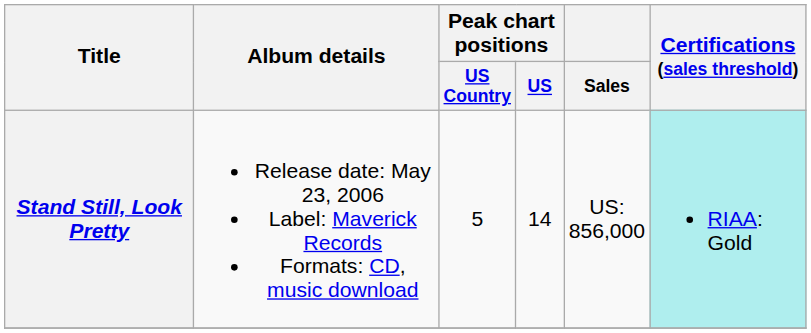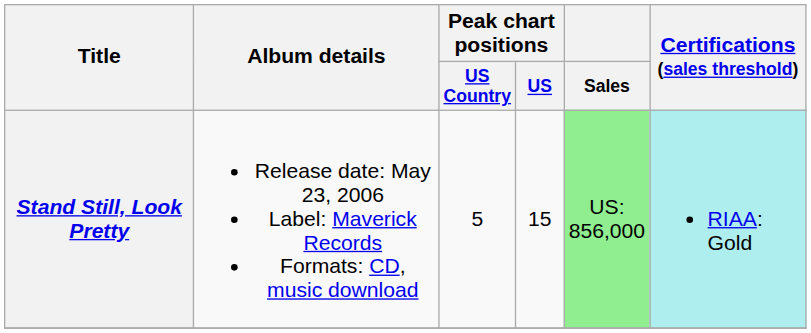(540, 218) 14 -> (540, 218) 15
(607, 218) no background -> (607, 218) lightgreen background
